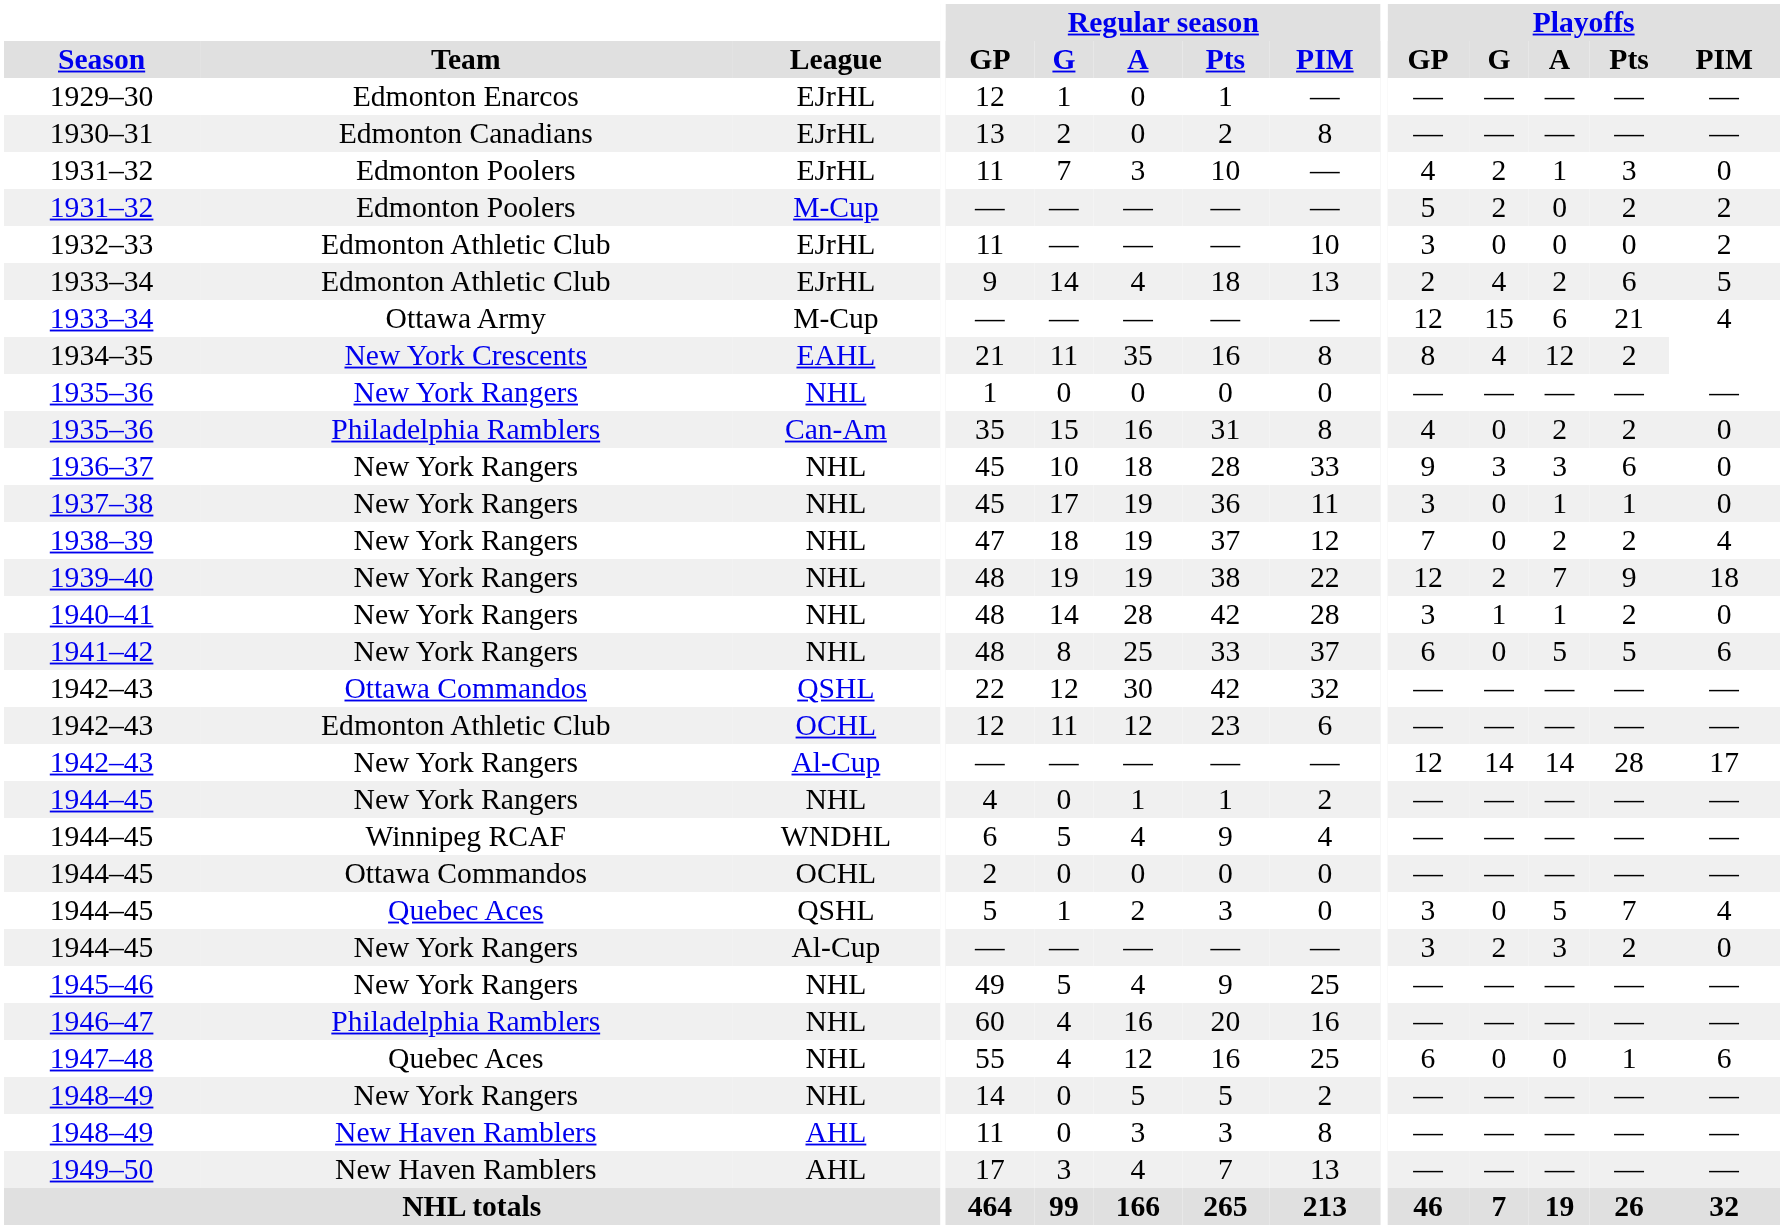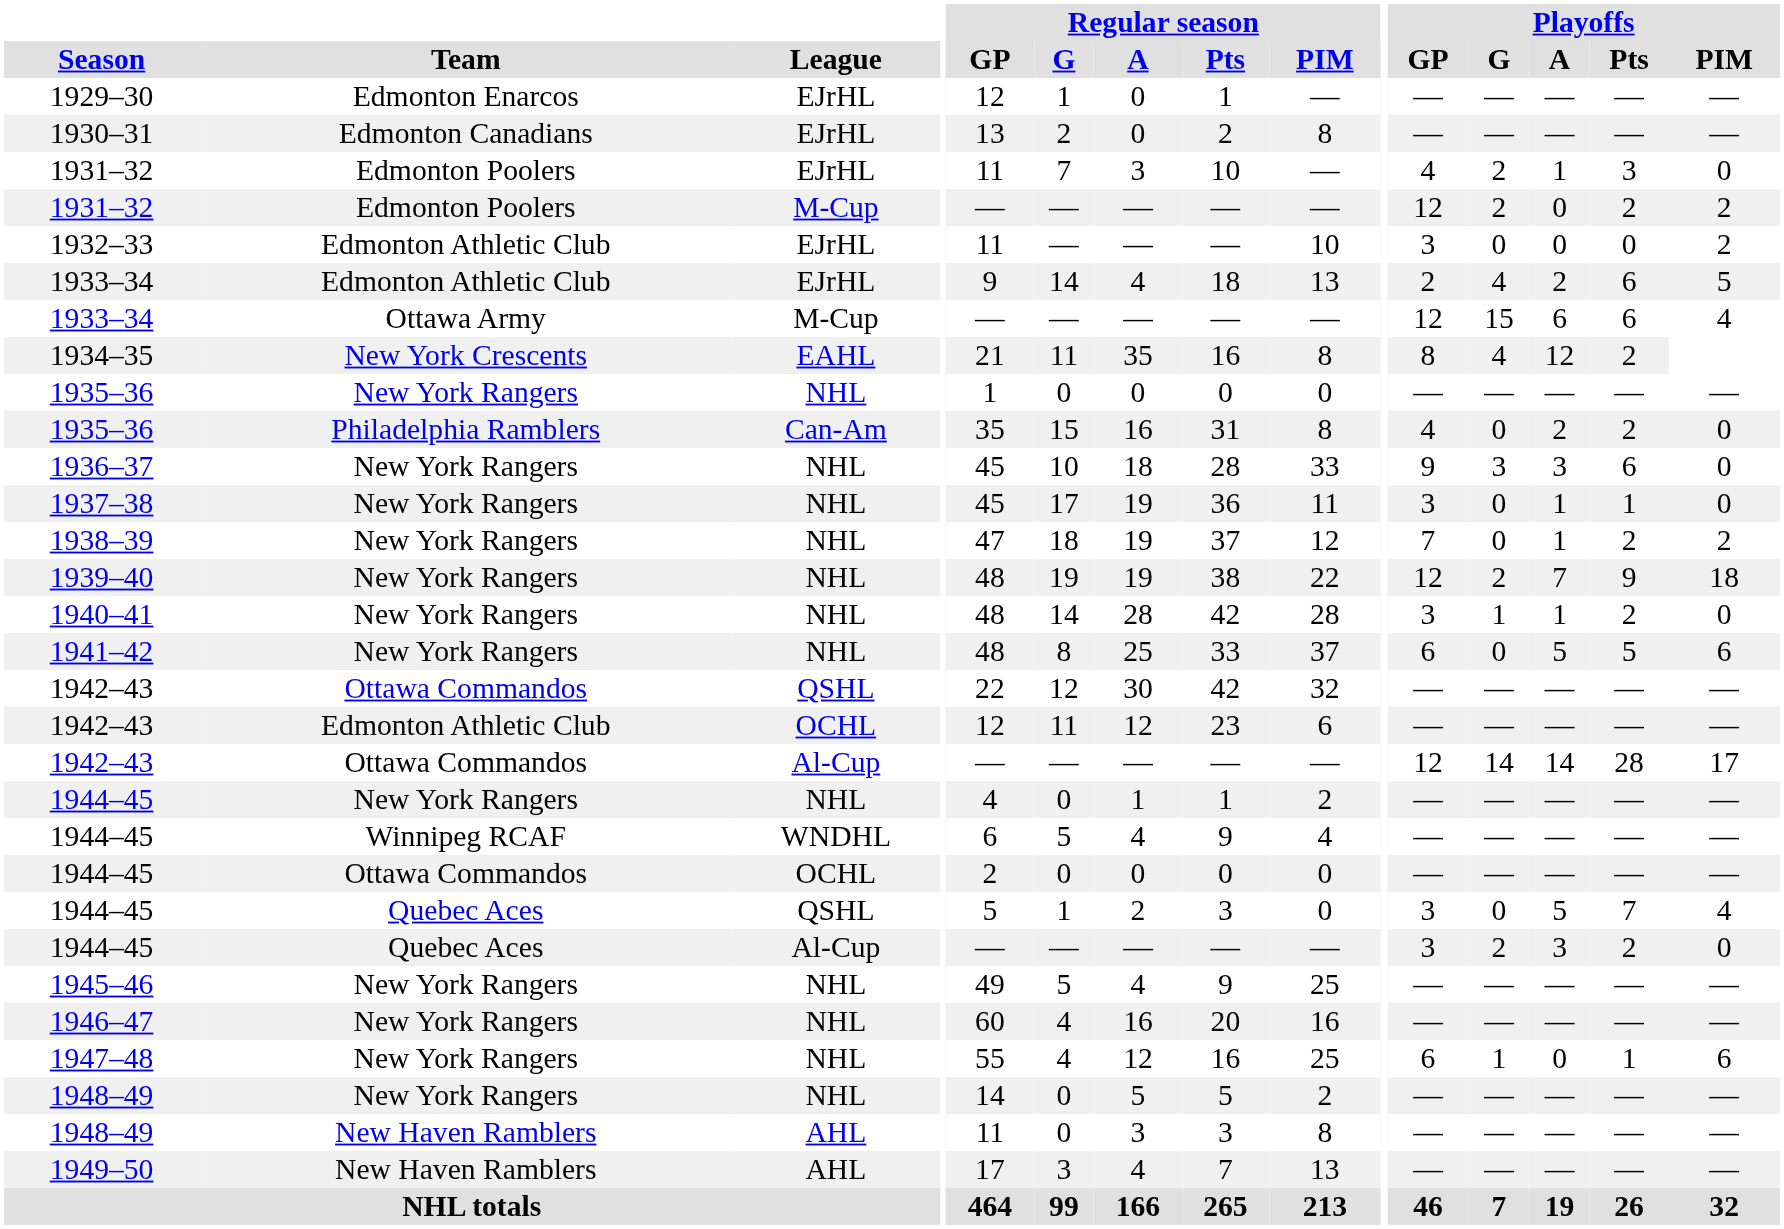(1428, 207) 5 -> (1428, 207) 12
(1629, 318) 21 -> (1629, 318) 6
(1560, 540) 2 -> (1560, 540) 1
(1724, 540) 4 -> (1724, 540) 2
(466, 762) New York Rangers -> (466, 762) Ottawa Commandos
(466, 947) New York Rangers -> (466, 947) Quebec Aces
(466, 1021) Philadelphia Ramblers -> (466, 1021) New York Rangers
(466, 1058) Quebec Aces -> (466, 1058) New York Rangers
(1499, 1058) 0 -> (1499, 1058) 1
